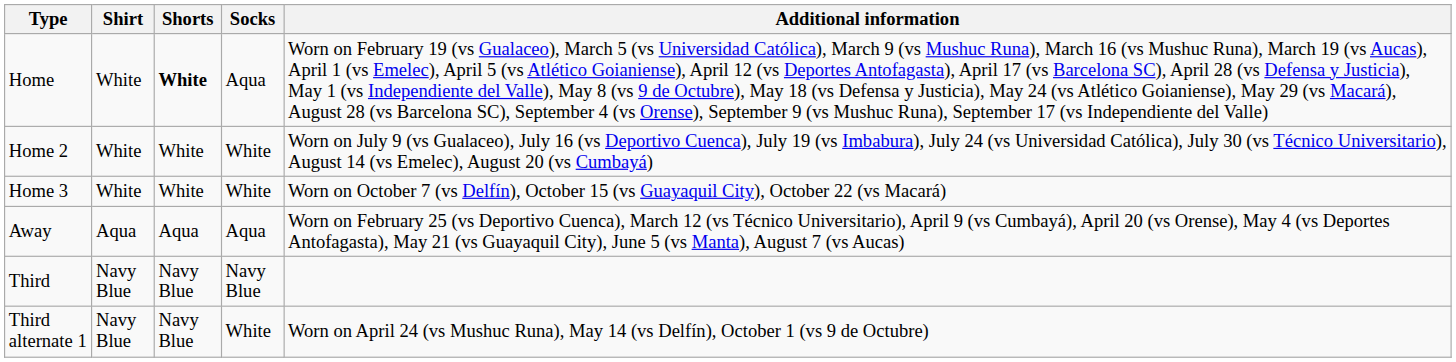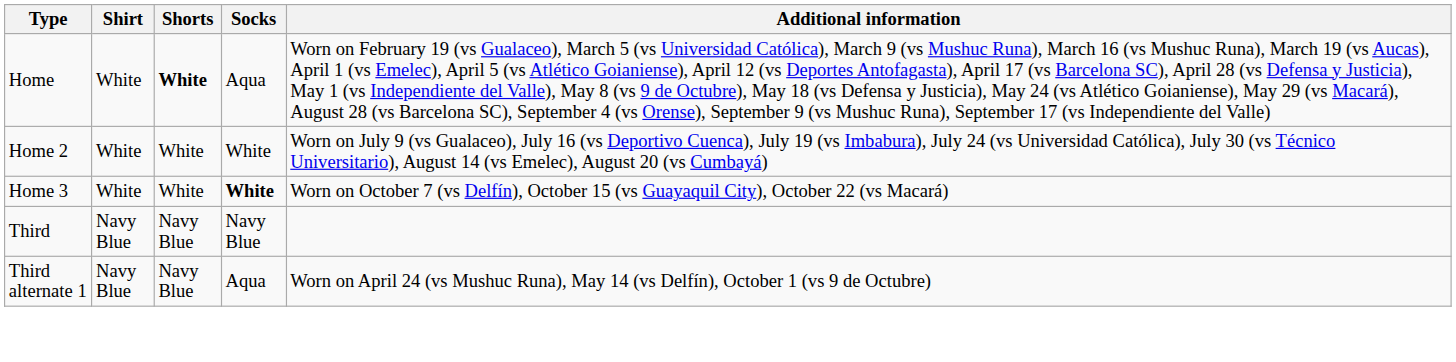(248, 191) normal -> (250, 191) bold
- row: (30, 230)
(248, 331) White -> (246, 281) Aqua
